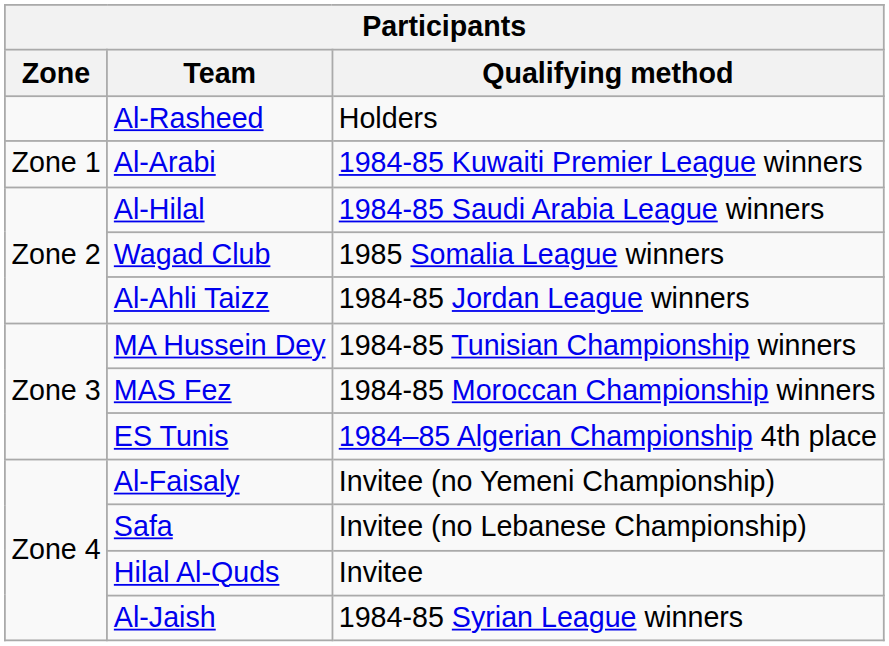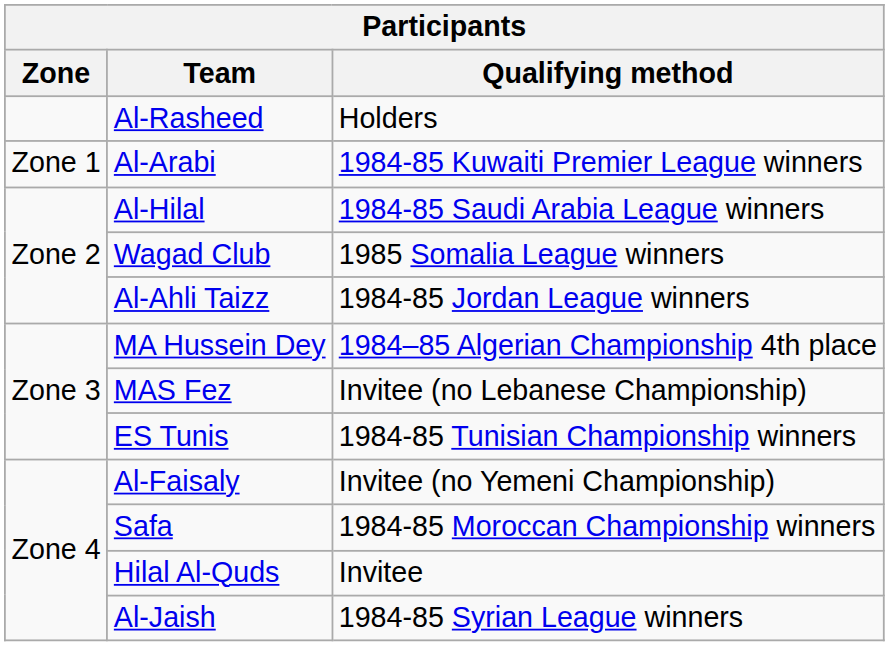(597, 345) 1984-85 Tunisian Championship winners -> (608, 345) 1984–85 Algerian Championship 4th place
(607, 390) 1984-85 Moroccan Championship winners -> (573, 390) Invitee (no Lebanese Championship)
(608, 436) 1984–85 Algerian Championship 4th place -> (597, 436) 1984-85 Tunisian Championship winners
(573, 526) Invitee (no Lebanese Championship) -> (607, 526) 1984-85 Moroccan Championship winners
